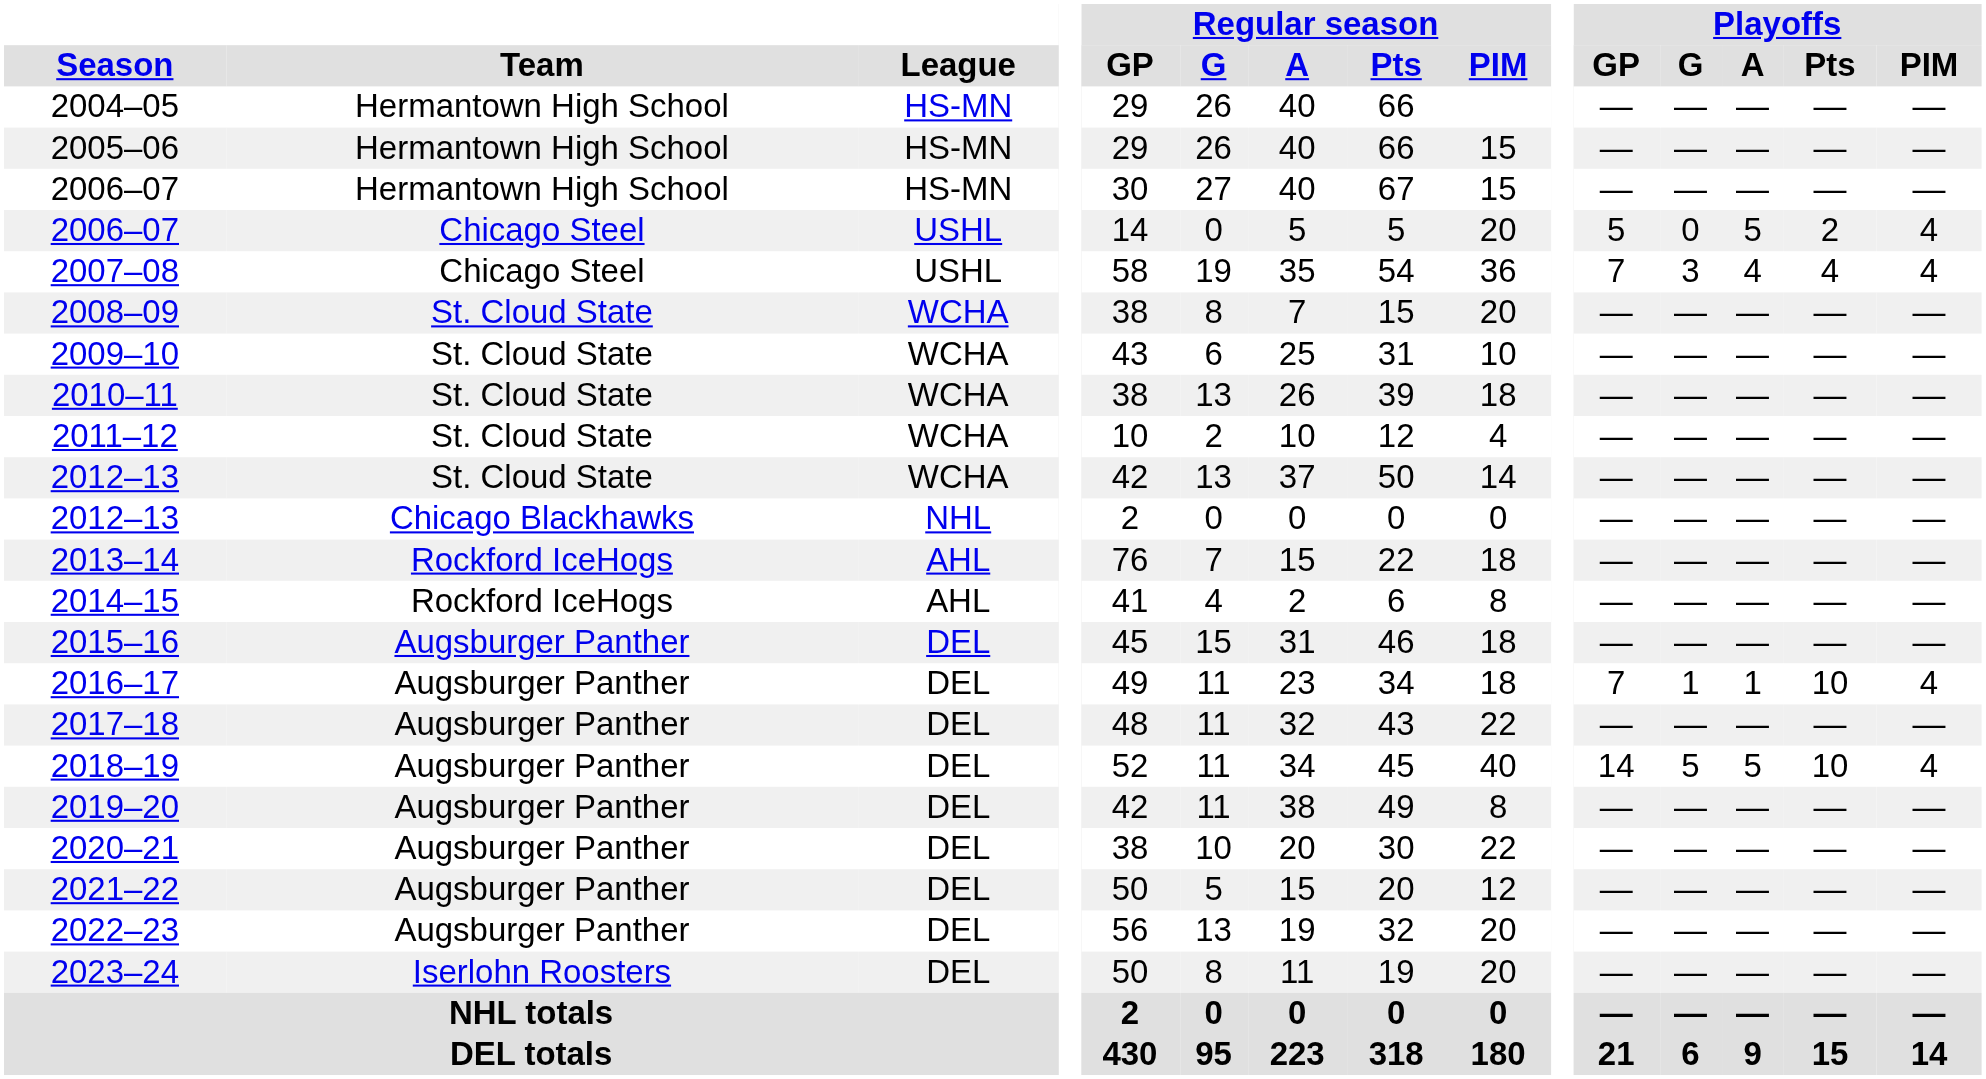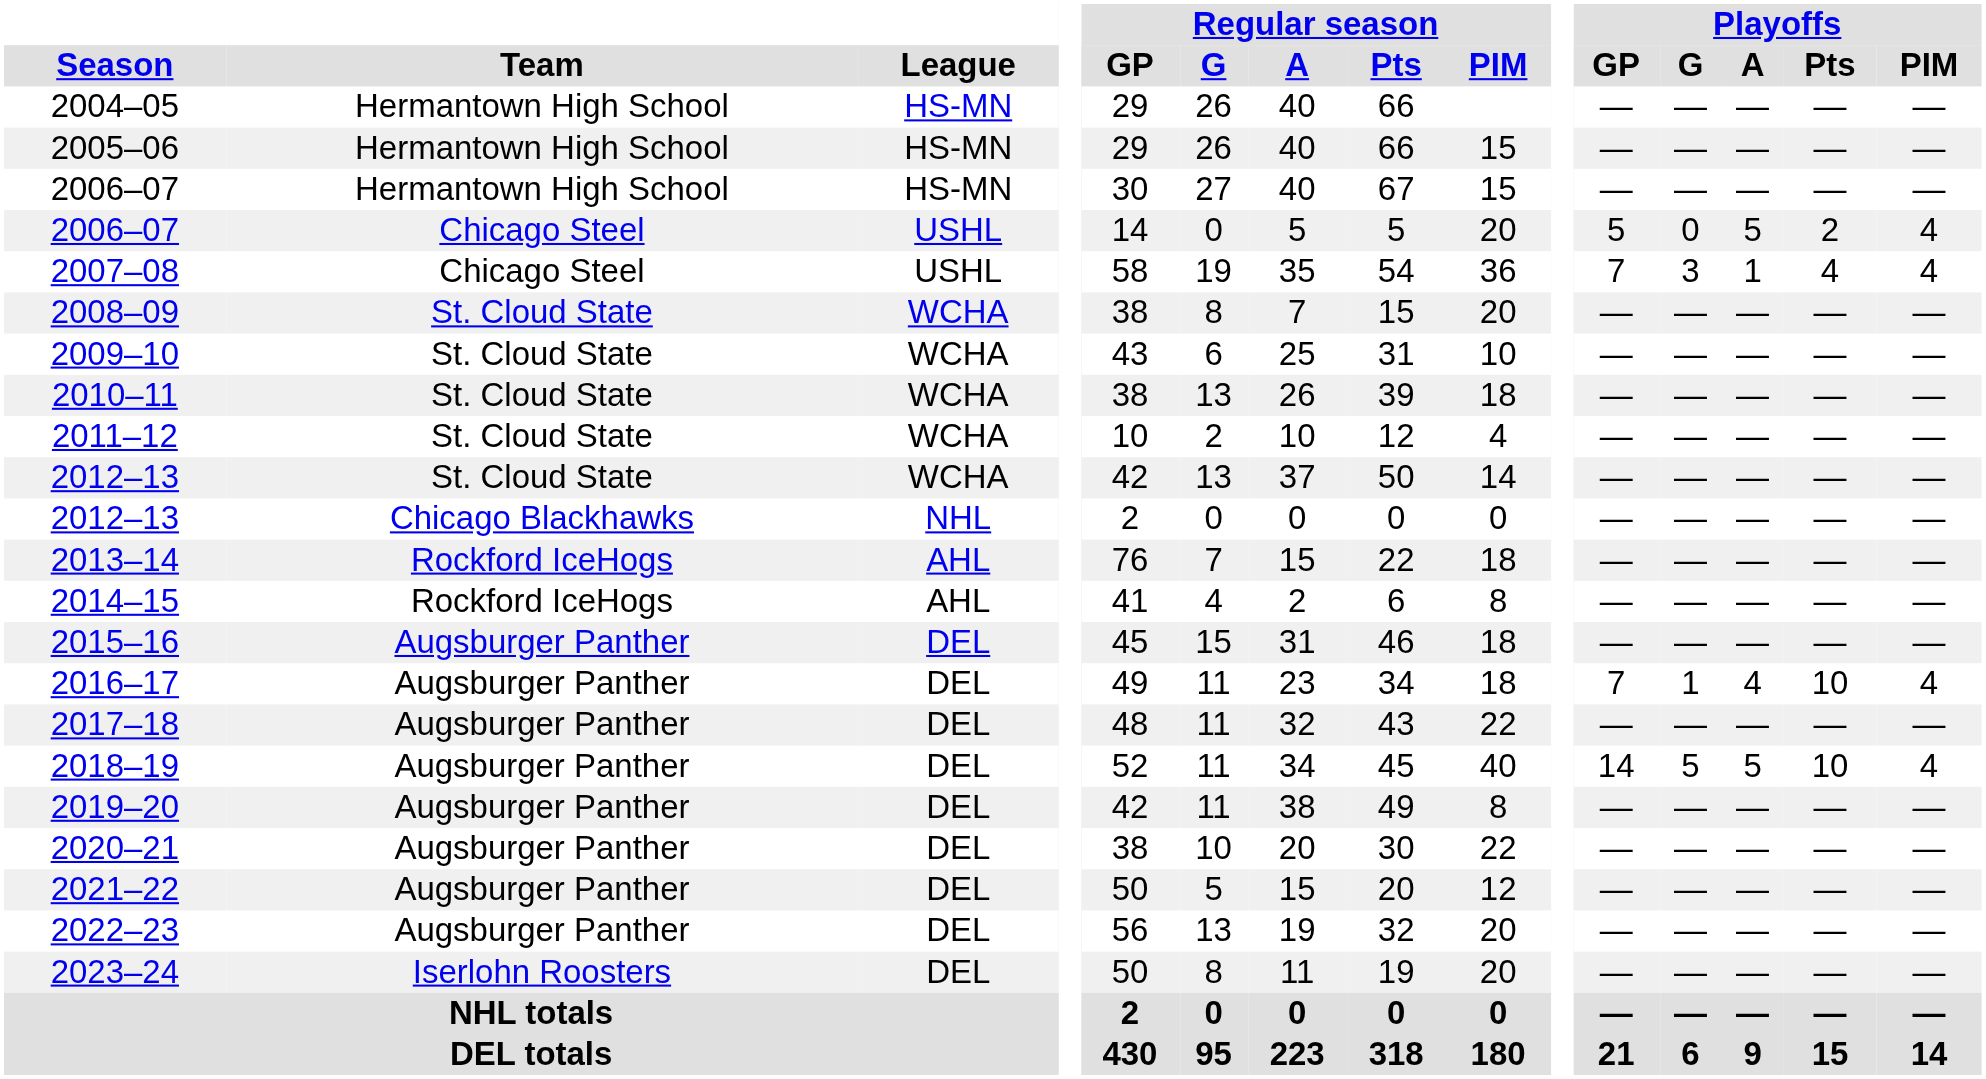(1753, 271) 4 -> (1753, 271) 1
(1753, 683) 1 -> (1753, 683) 4
